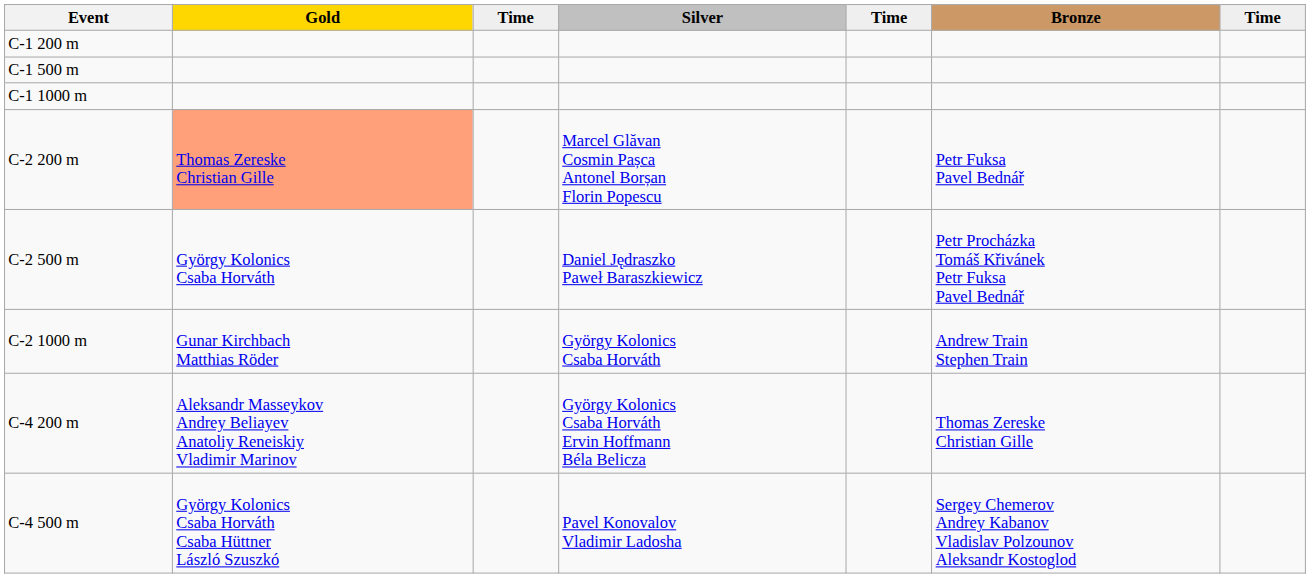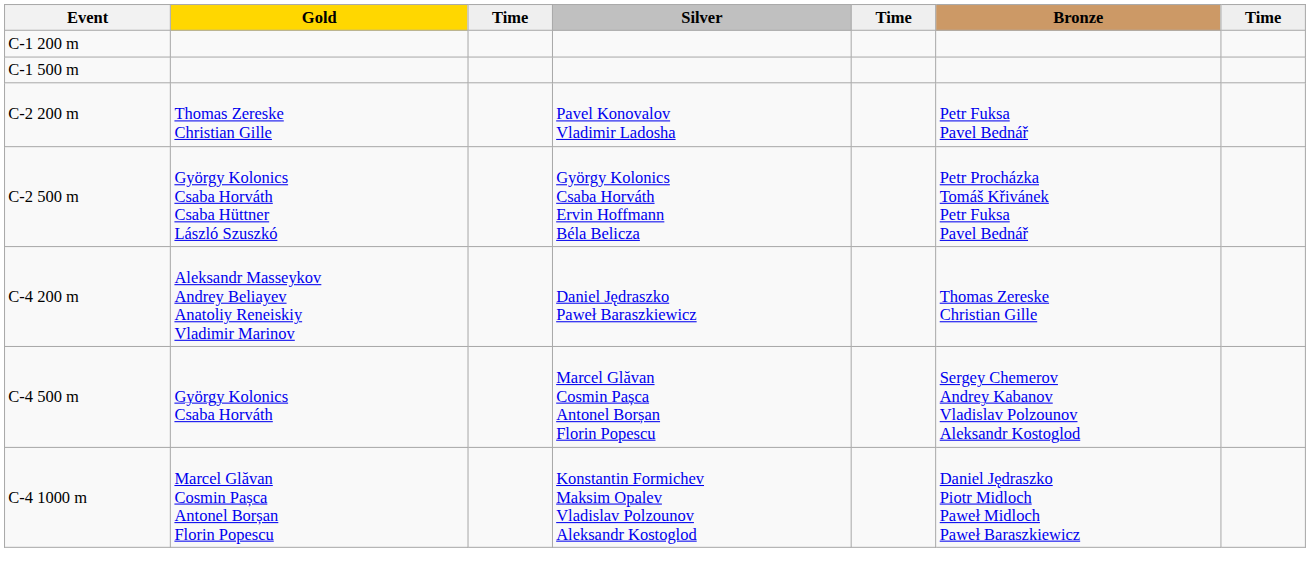- row: (48, 95)
(231, 168) lightsalmon background -> (229, 123) no background
(614, 168) Marcel Glăvan Cosmin Pașca Antonel Borșan Florin Popescu -> (616, 123) Pavel Konovalov Vladimir Ladosha
(233, 268) György Kolonics Csaba Horváth -> (231, 205) György Kolonics Csaba Horváth Csaba Hüttner László Szuszkó
(632, 268) Daniel Jędraszko Paweł Baraszkiewicz -> (613, 205) György Kolonics Csaba Horváth Ervin Hoffmann Béla Belicza
- row: (48, 341)
(619, 432) György Kolonics Csaba Horváth Ervin Hoffmann Béla Belicza -> (626, 305) Daniel Jędraszko Paweł Baraszkiewicz
(233, 532) György Kolonics Csaba Horváth Csaba Hüttner László Szuszkó -> (231, 406) György Kolonics Csaba Horváth
(622, 532) Pavel Konovalov Vladimir Ladosha -> (608, 406) Marcel Glăvan Cosmin Pașca Antonel Borșan Florin Popescu
+ row: (48, 497)
